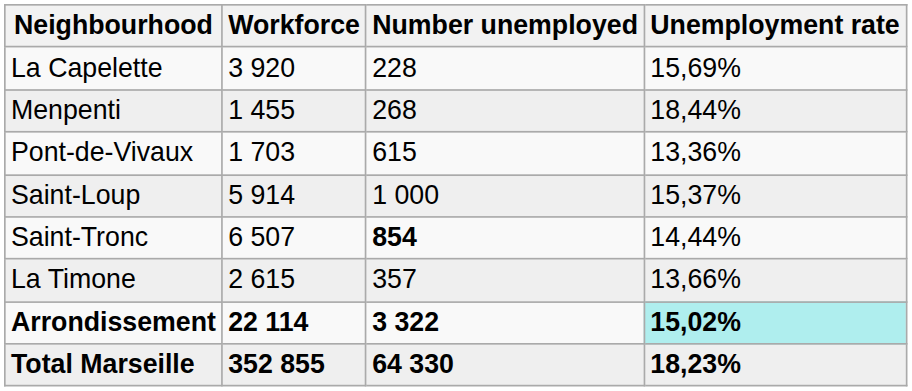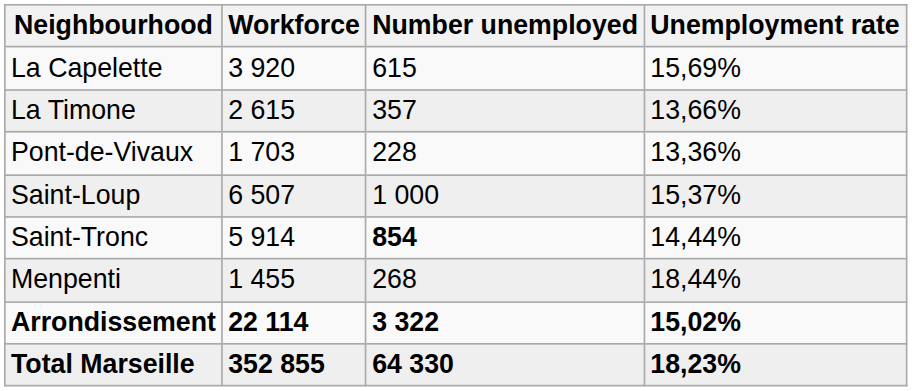(395, 68) 228 -> (395, 68) 615
rows swapped: (66, 110) <-> (73, 279)
(395, 152) 615 -> (395, 152) 228
(262, 195) 5 914 -> (262, 195) 6 507
(262, 237) 6 507 -> (262, 237) 5 914
(696, 322) paleturquoise background -> (696, 322) no background
